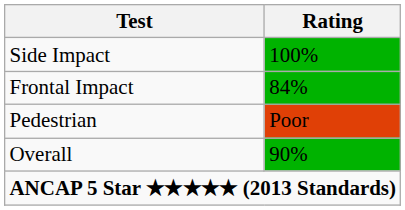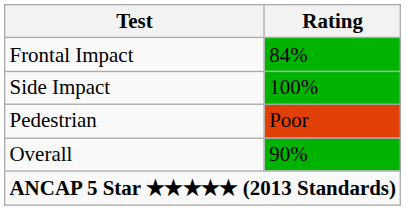rows swapped: (71, 87) <-> (60, 54)
